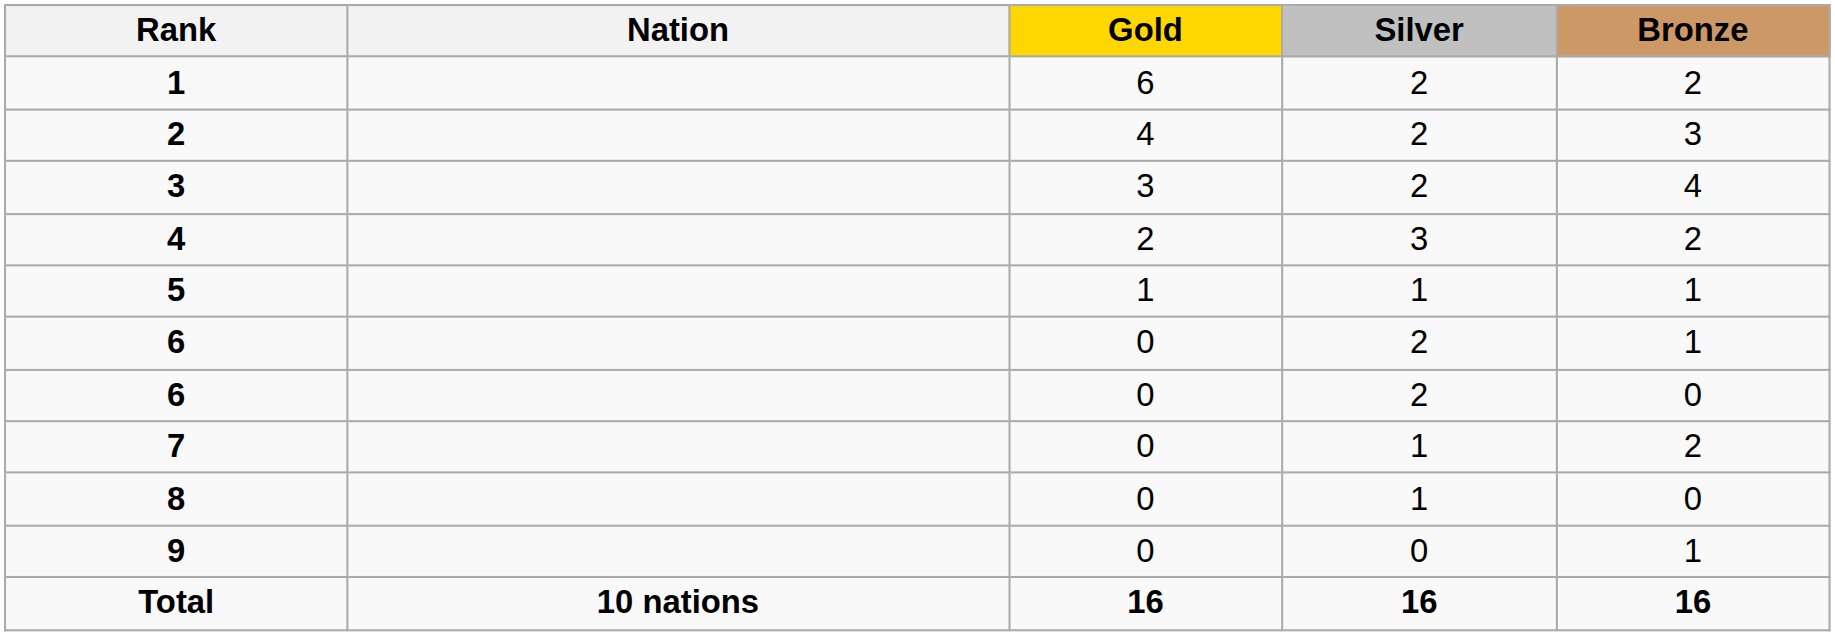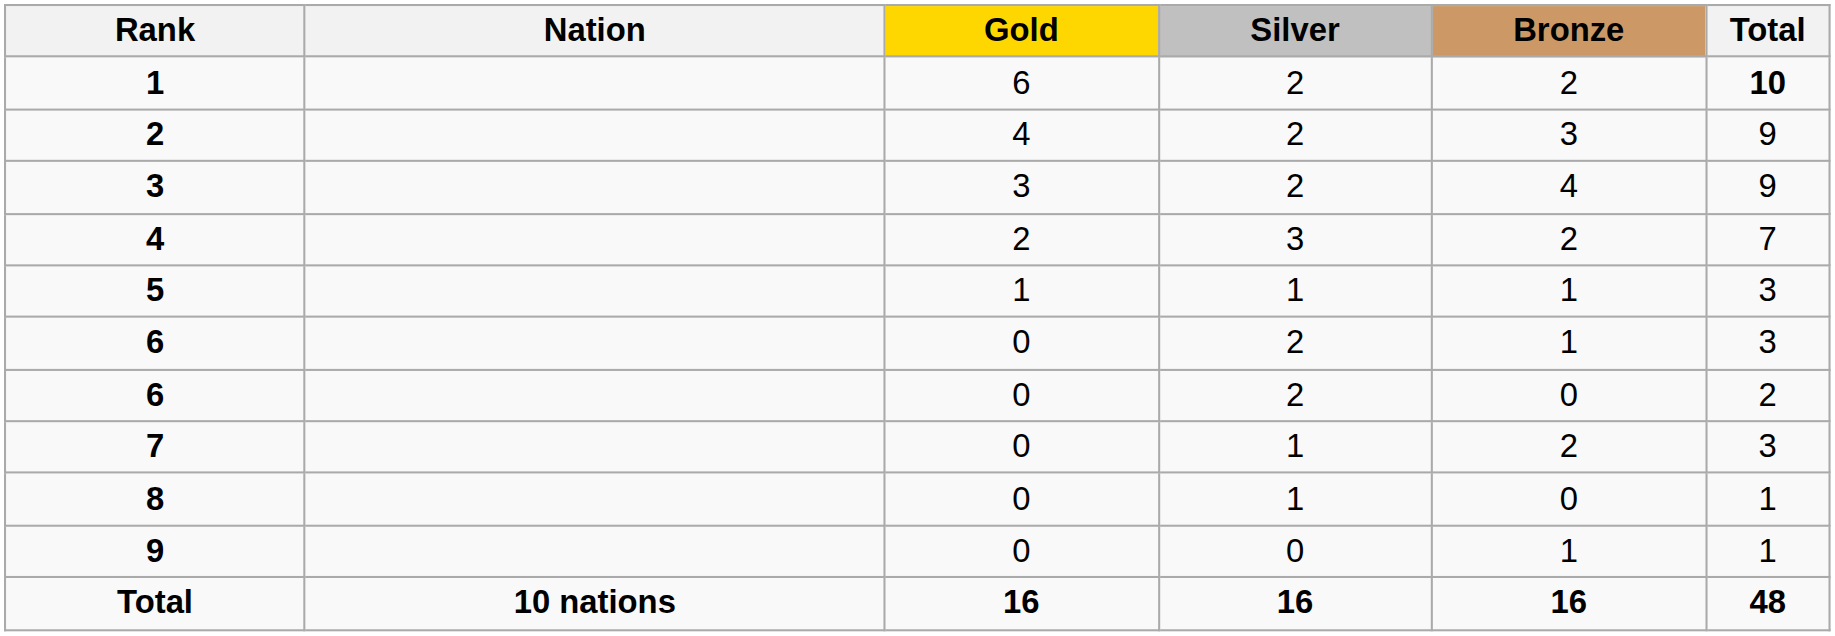+ column: (1768, 30)
